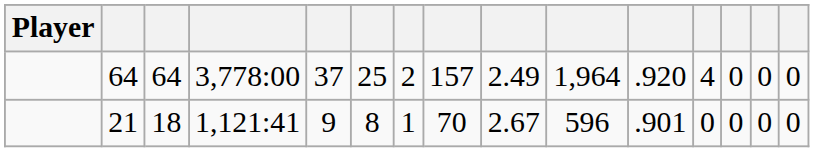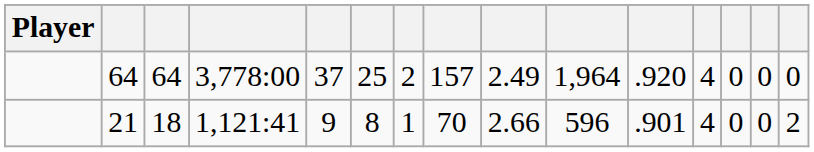(514, 122) 2.67 -> (514, 122) 2.66
(707, 122) 0 -> (707, 122) 4
(793, 122) 0 -> (793, 122) 2
